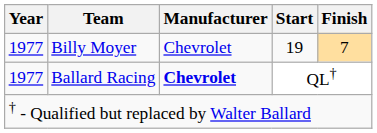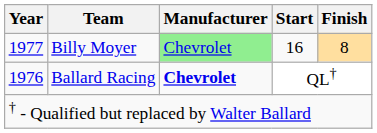(198, 47) no background -> (198, 47) lightgreen background
(294, 47) 19 -> (294, 47) 16
(344, 47) 7 -> (344, 47) 8
(26, 78) 1977 -> (26, 78) 1976
